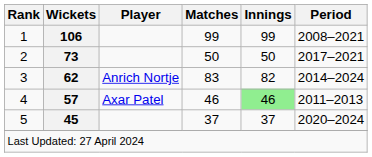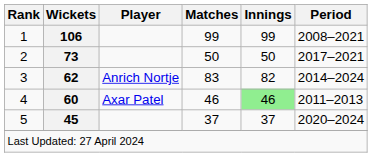(71, 99) 57 -> (71, 99) 60
